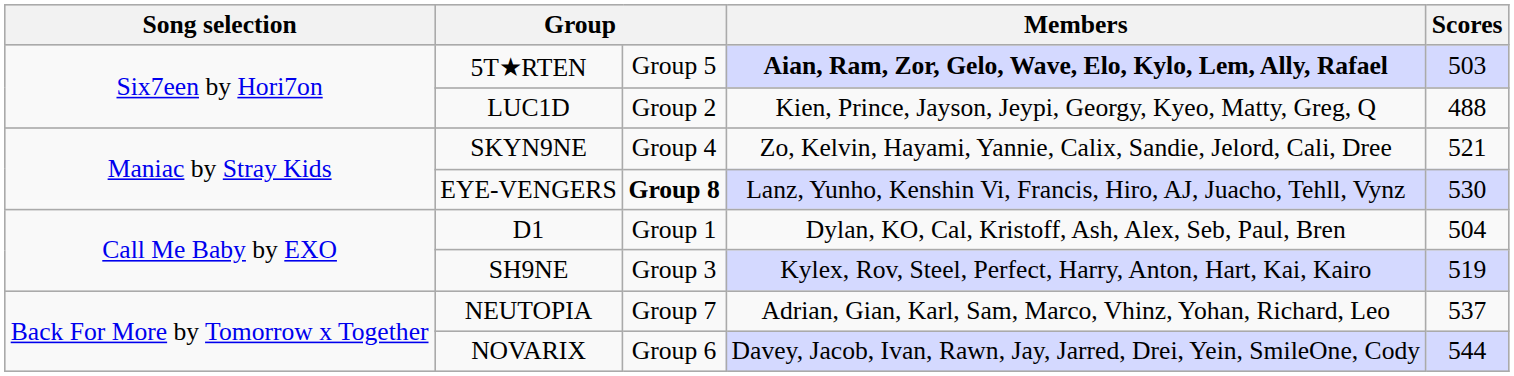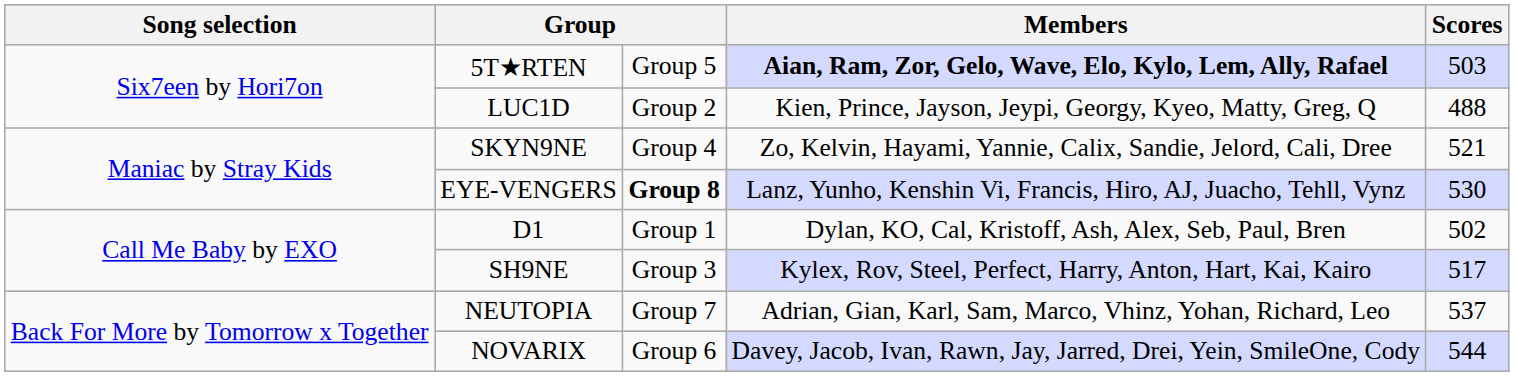(1467, 229) 504 -> (1467, 229) 502
(1467, 270) 519 -> (1467, 270) 517
